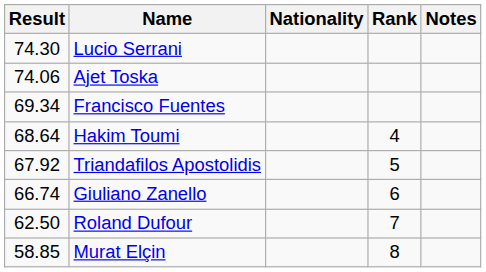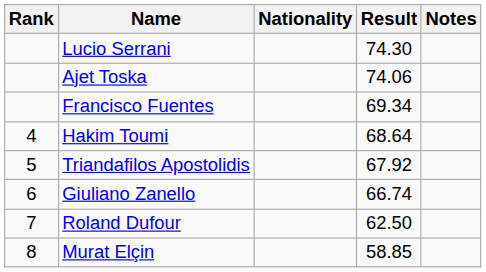columns swapped: (395, 19) <-> (37, 19)
